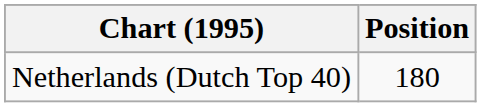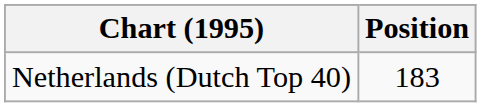(417, 76) 180 -> (417, 76) 183
